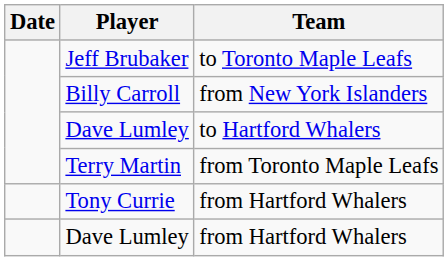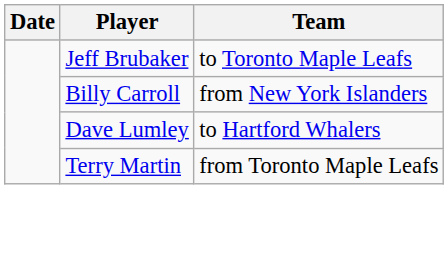- row: (120, 201)
- row: (127, 237)
